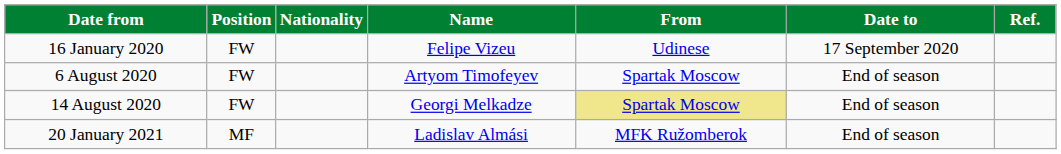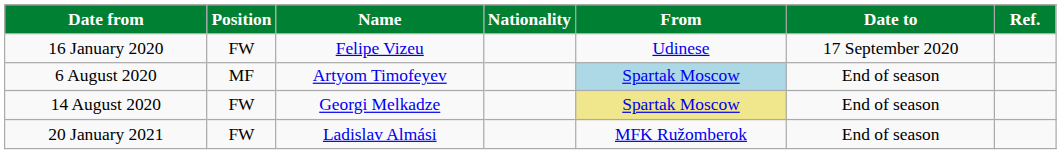columns swapped: (321, 19) <-> (471, 19)
(241, 76) FW -> (241, 76) MF
(681, 76) no background -> (681, 76) lightblue background
(241, 134) MF -> (241, 134) FW
